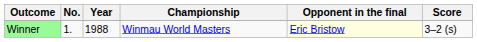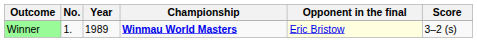(97, 29) 1988 -> (97, 29) 1989
(176, 29) normal -> (180, 29) bold
